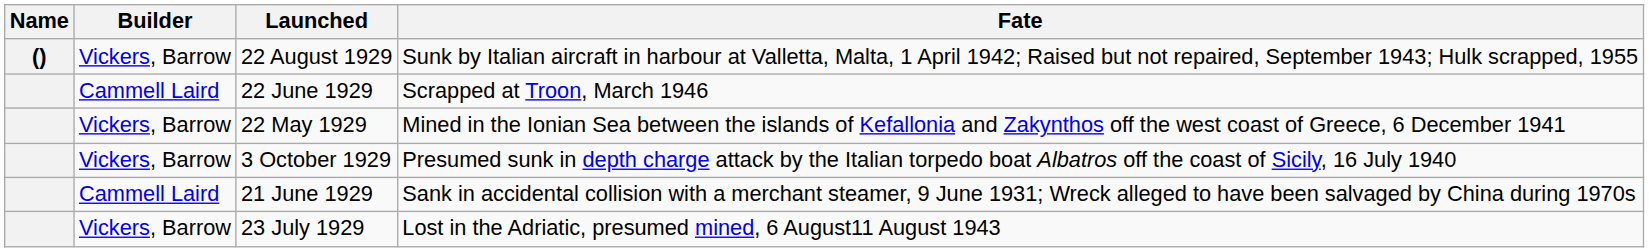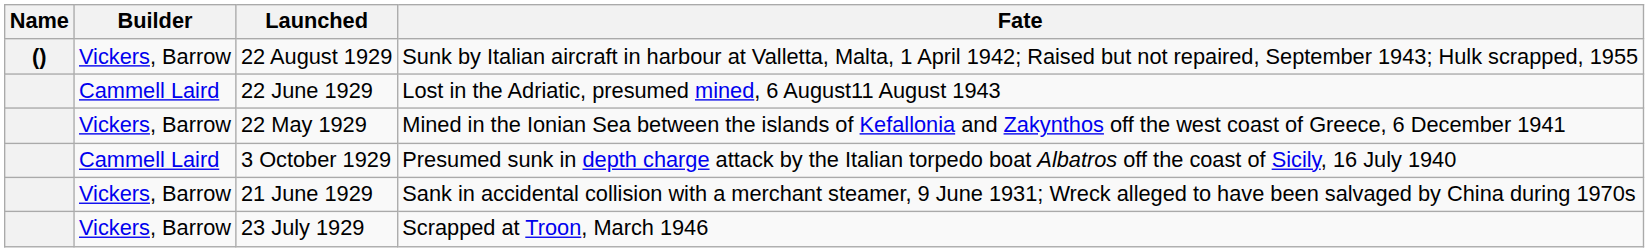(555, 90) Scrapped at Troon, March 1946 -> (701, 90) Lost in the Adriatic, presumed mined, 6 August11 August 1943
(155, 159) Vickers, Barrow -> (149, 159) Cammell Laird
(149, 194) Cammell Laird -> (155, 194) Vickers, Barrow
(701, 228) Lost in the Adriatic, presumed mined, 6 August11 August 1943 -> (555, 228) Scrapped at Troon, March 1946
